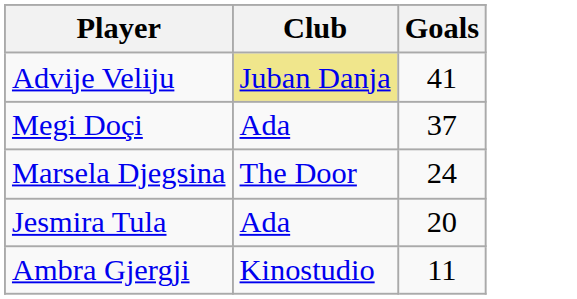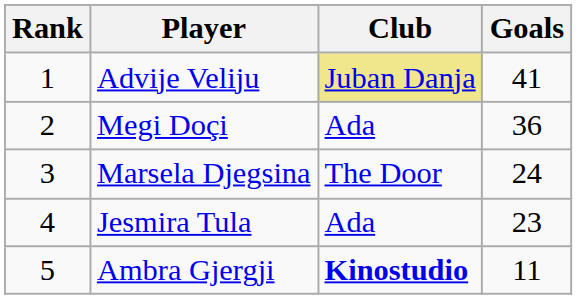+ column: (47, 28)
(442, 125) 37 -> (527, 125) 36
(442, 221) 20 -> (527, 221) 23
(307, 269) normal -> (396, 269) bold
